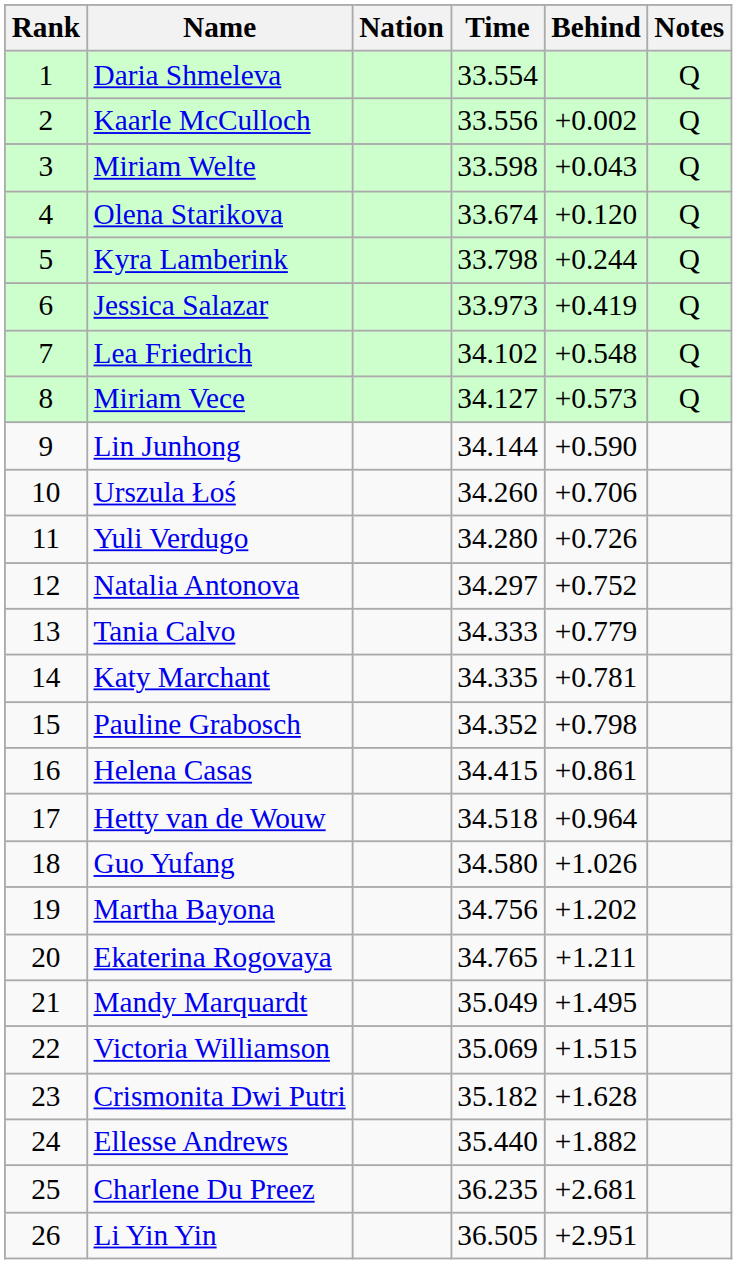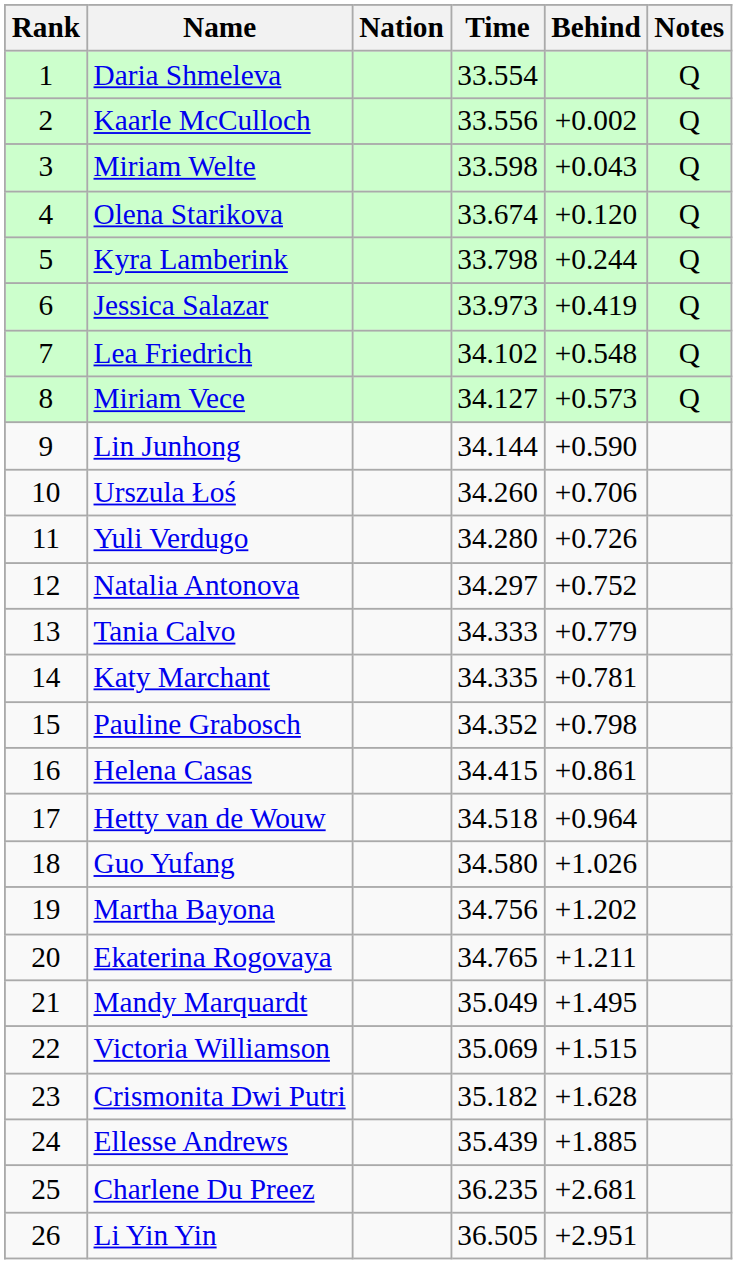(498, 1142) 35.440 -> (498, 1142) 35.439
(596, 1142) +1.882 -> (596, 1142) +1.885
